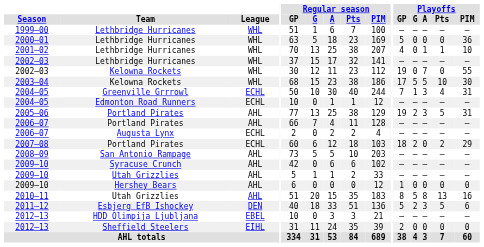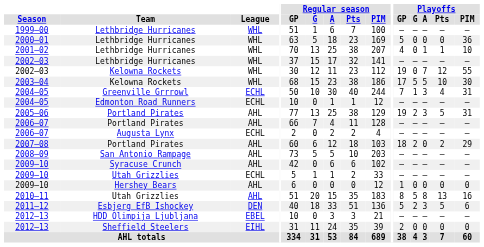(442, 71) 0 -> (442, 71) 12
(255, 144) ECHL -> (255, 144) AHL
(255, 175) AHL -> (255, 175) ECHL
